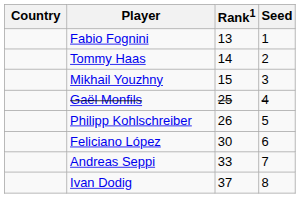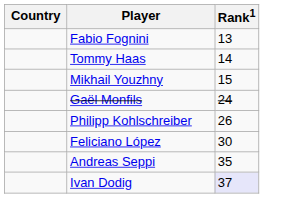- column: (277, 16)
(225, 100) 25 -> (225, 100) 24
(225, 162) 33 -> (225, 162) 35
(225, 182) no background -> (225, 182) lavender background
